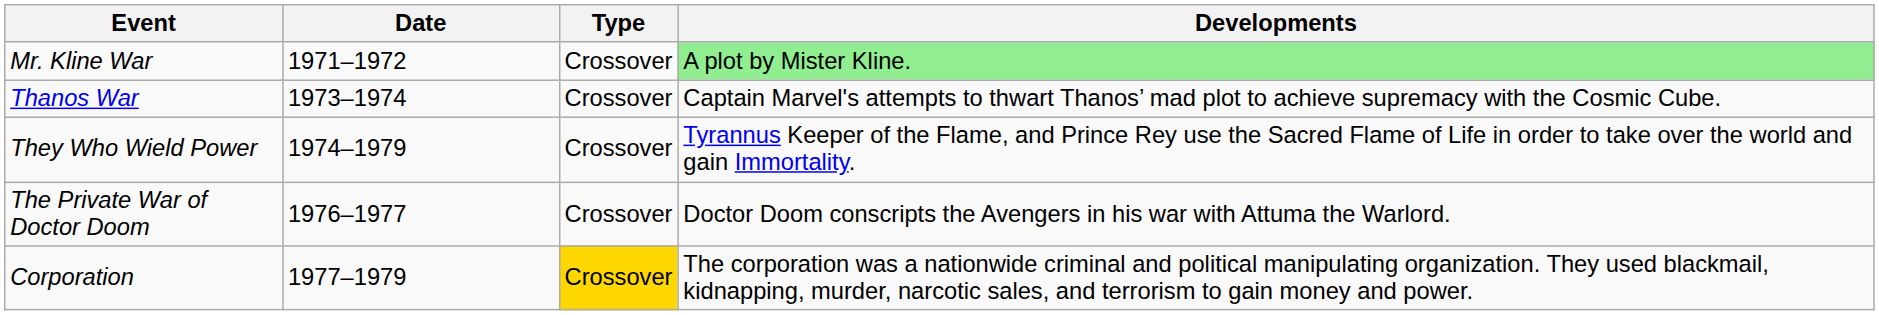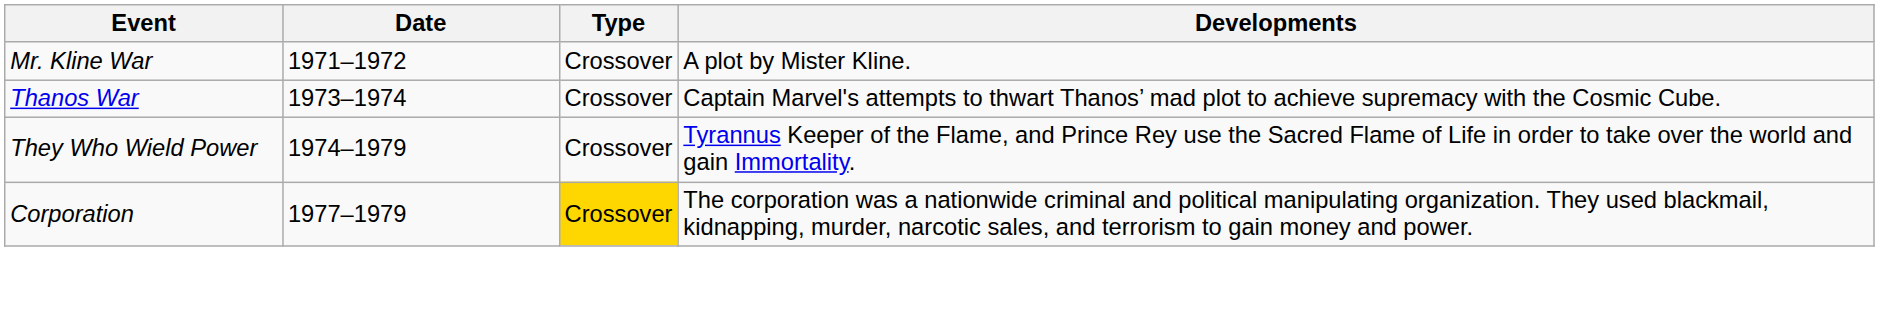(797, 60) lightgreen background -> (797, 60) no background
- row: (109, 213)
